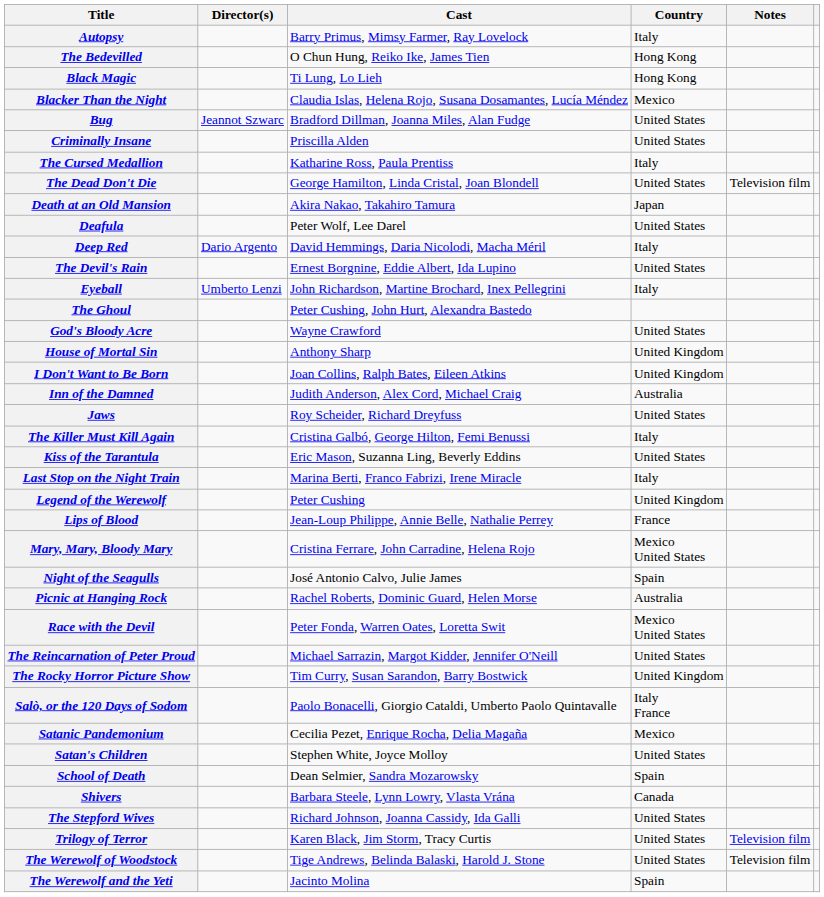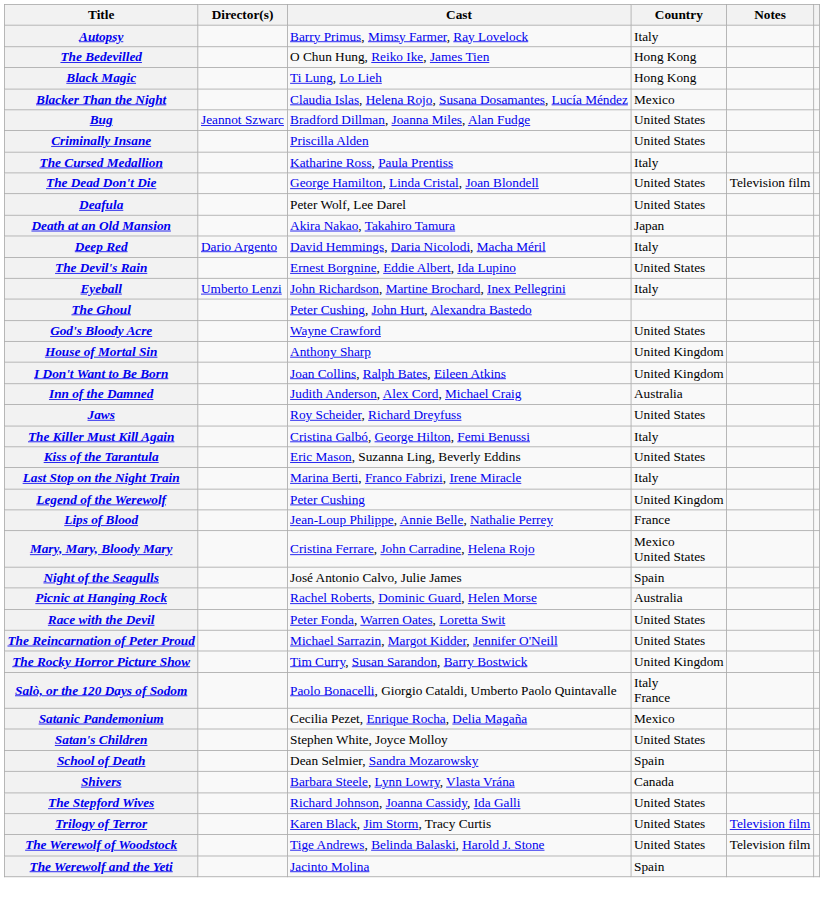rows swapped: (101, 225) <-> (101, 204)
(670, 627) Mexico United States -> (670, 619) United States
